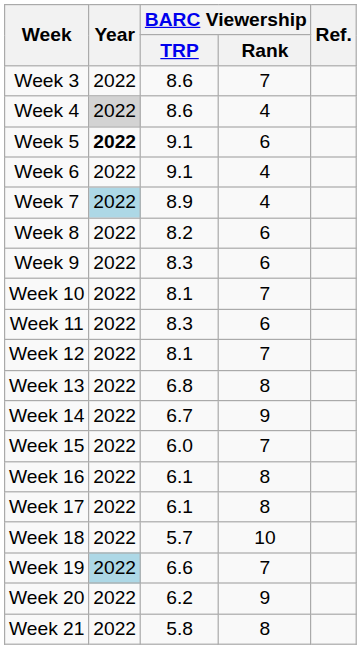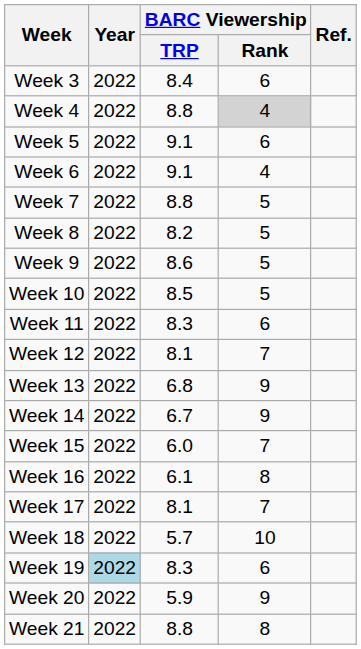(180, 80) 8.6 -> (180, 80) 8.4
(265, 80) 7 -> (265, 80) 6
(115, 111) lightgrey background -> (115, 111) no background
(180, 111) 8.6 -> (180, 111) 8.8
(265, 111) no background -> (265, 111) lightgrey background
(115, 141) bold -> (115, 141) normal
(115, 202) lightblue background -> (115, 202) no background
(180, 202) 8.9 -> (180, 202) 8.8
(265, 202) 4 -> (265, 202) 5
(265, 232) 6 -> (265, 232) 5
(180, 263) 8.3 -> (180, 263) 8.6
(265, 263) 6 -> (265, 263) 5
(180, 293) 8.1 -> (180, 293) 8.5
(265, 293) 7 -> (265, 293) 5
(265, 385) 8 -> (265, 385) 9
(180, 506) 6.1 -> (180, 506) 8.1
(265, 506) 8 -> (265, 506) 7
(180, 567) 6.6 -> (180, 567) 8.3
(265, 567) 7 -> (265, 567) 6
(180, 598) 6.2 -> (180, 598) 5.9
(180, 628) 5.8 -> (180, 628) 8.8
